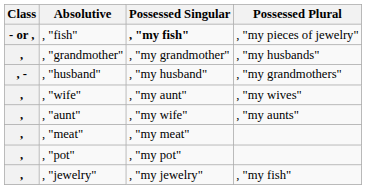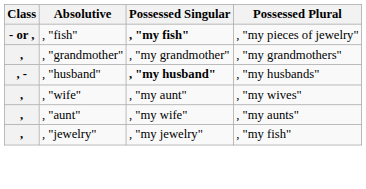(278, 54) , "my husbands" -> (289, 54) , "my grandmothers"
(168, 74) normal -> (172, 74) bold
(289, 74) , "my grandmothers" -> (278, 74) , "my husbands"
- row: (63, 134)
- row: (58, 154)
